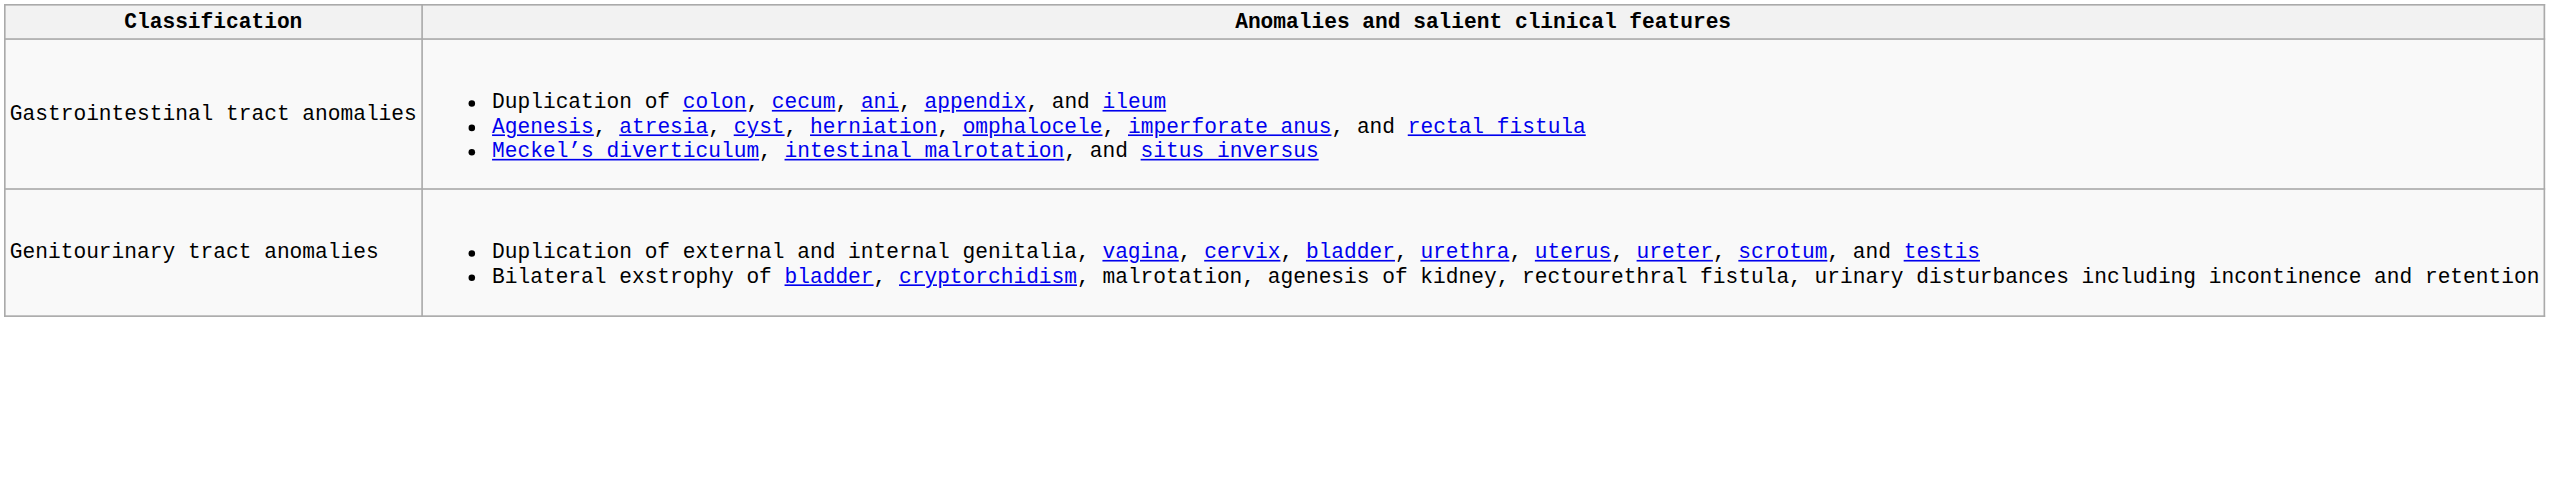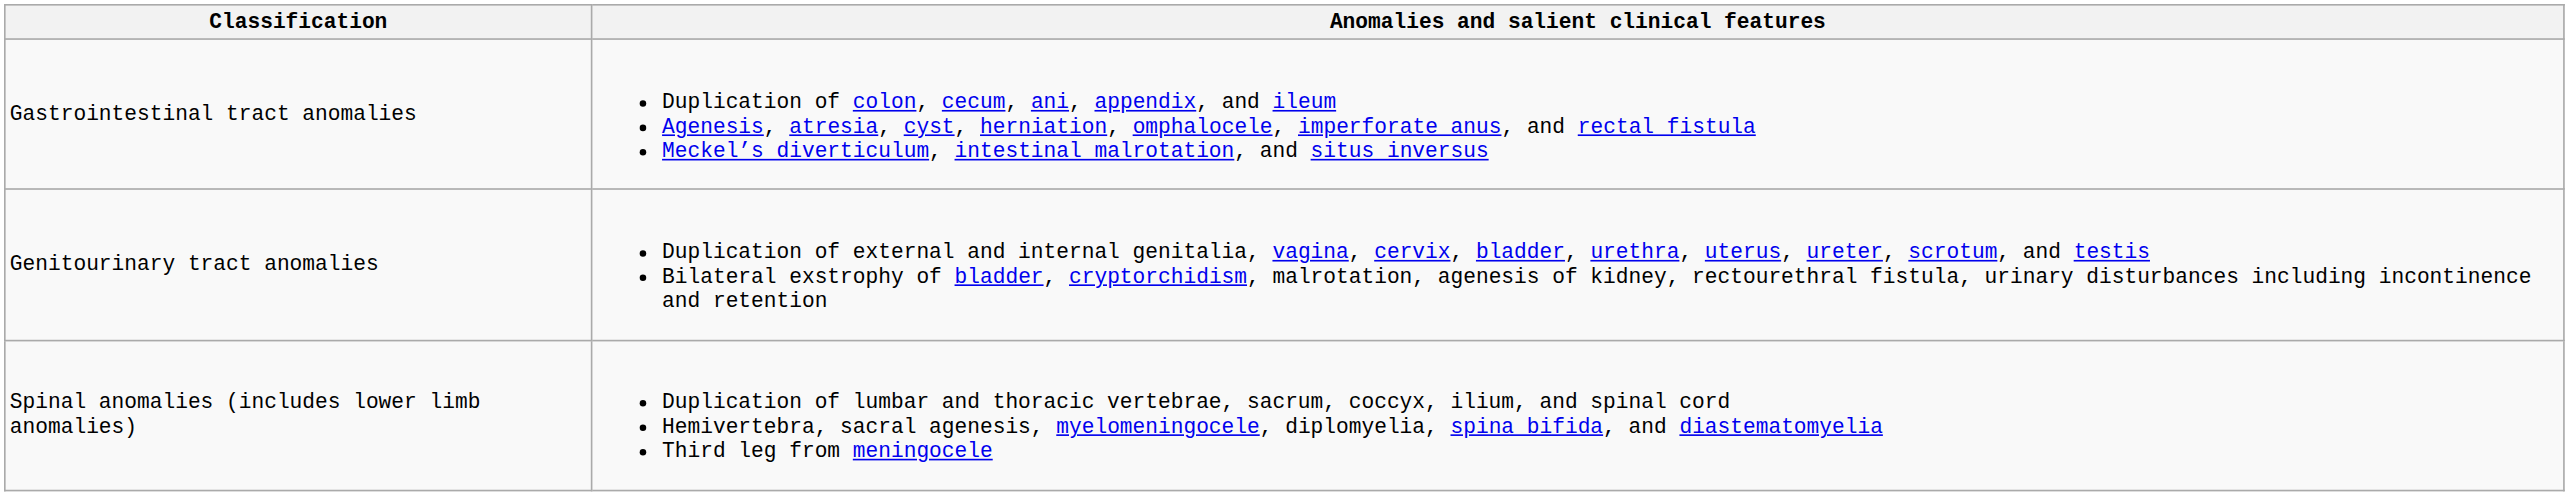+ row: (245, 415)
